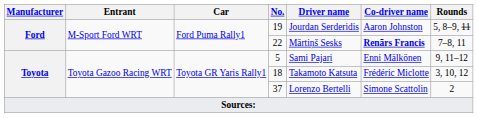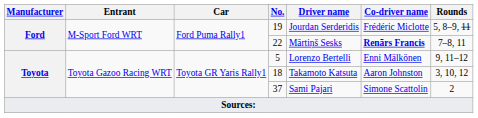(393, 27) Aaron Johnston -> (396, 27) Frédéric Miclotte
(311, 58) Sami Pajari -> (320, 58) Lorenzo Bertelli
(396, 73) Frédéric Miclotte -> (393, 73) Aaron Johnston
(320, 89) Lorenzo Bertelli -> (311, 89) Sami Pajari
